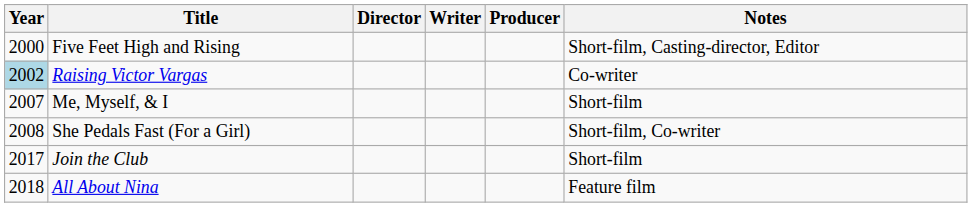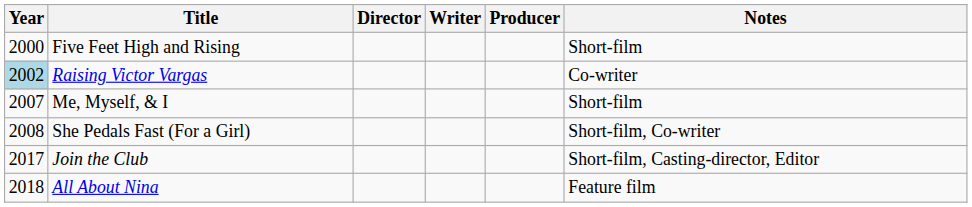(694, 46) Short-film, Casting-director, Editor -> (605, 46) Short-film
(605, 159) Short-film -> (694, 159) Short-film, Casting-director, Editor
